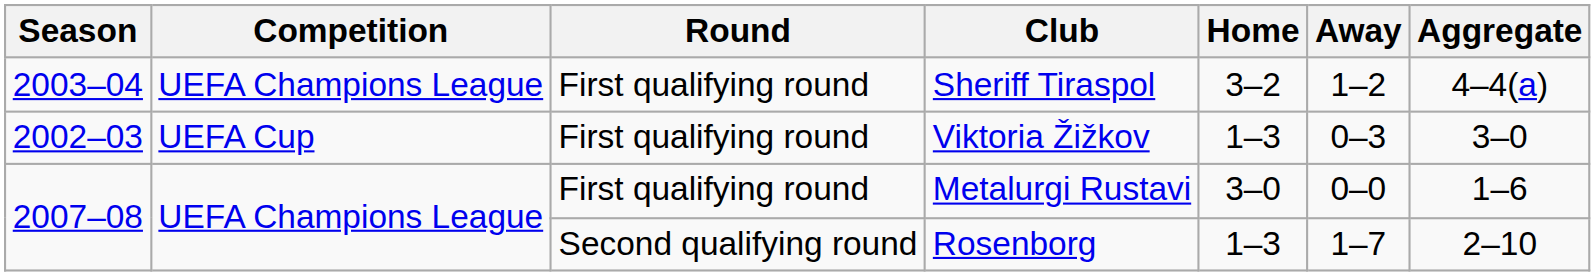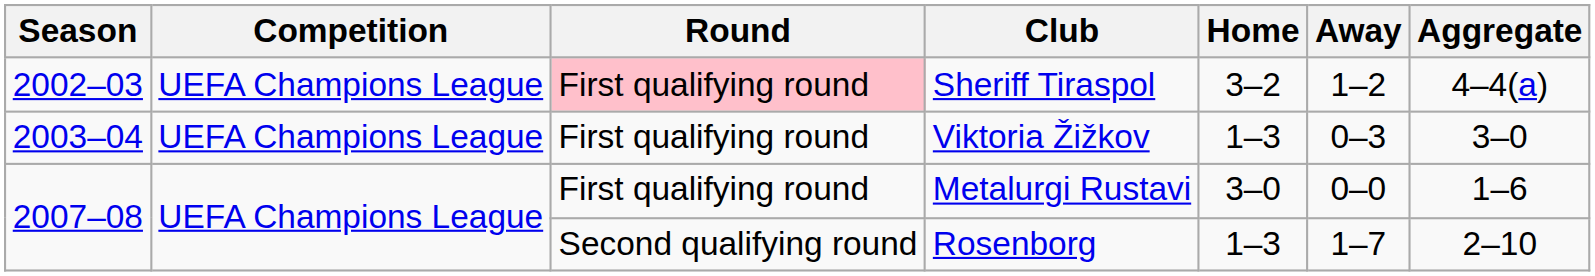(78, 84) 2003–04 -> (78, 84) 2002–03
(714, 84) no background -> (714, 84) pink background
(78, 137) 2002–03 -> (78, 137) 2003–04
(236, 137) UEFA Cup -> (351, 137) UEFA Champions League
